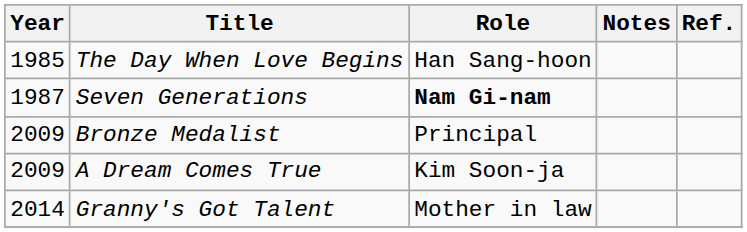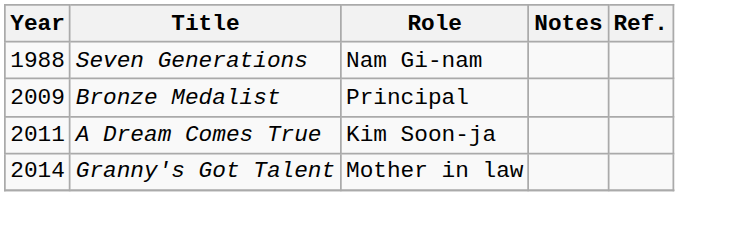- row: (240, 60)
(38, 98) 1987 -> (38, 60) 1988
(483, 98) bold -> (414, 60) normal
(38, 172) 2009 -> (38, 135) 2011
